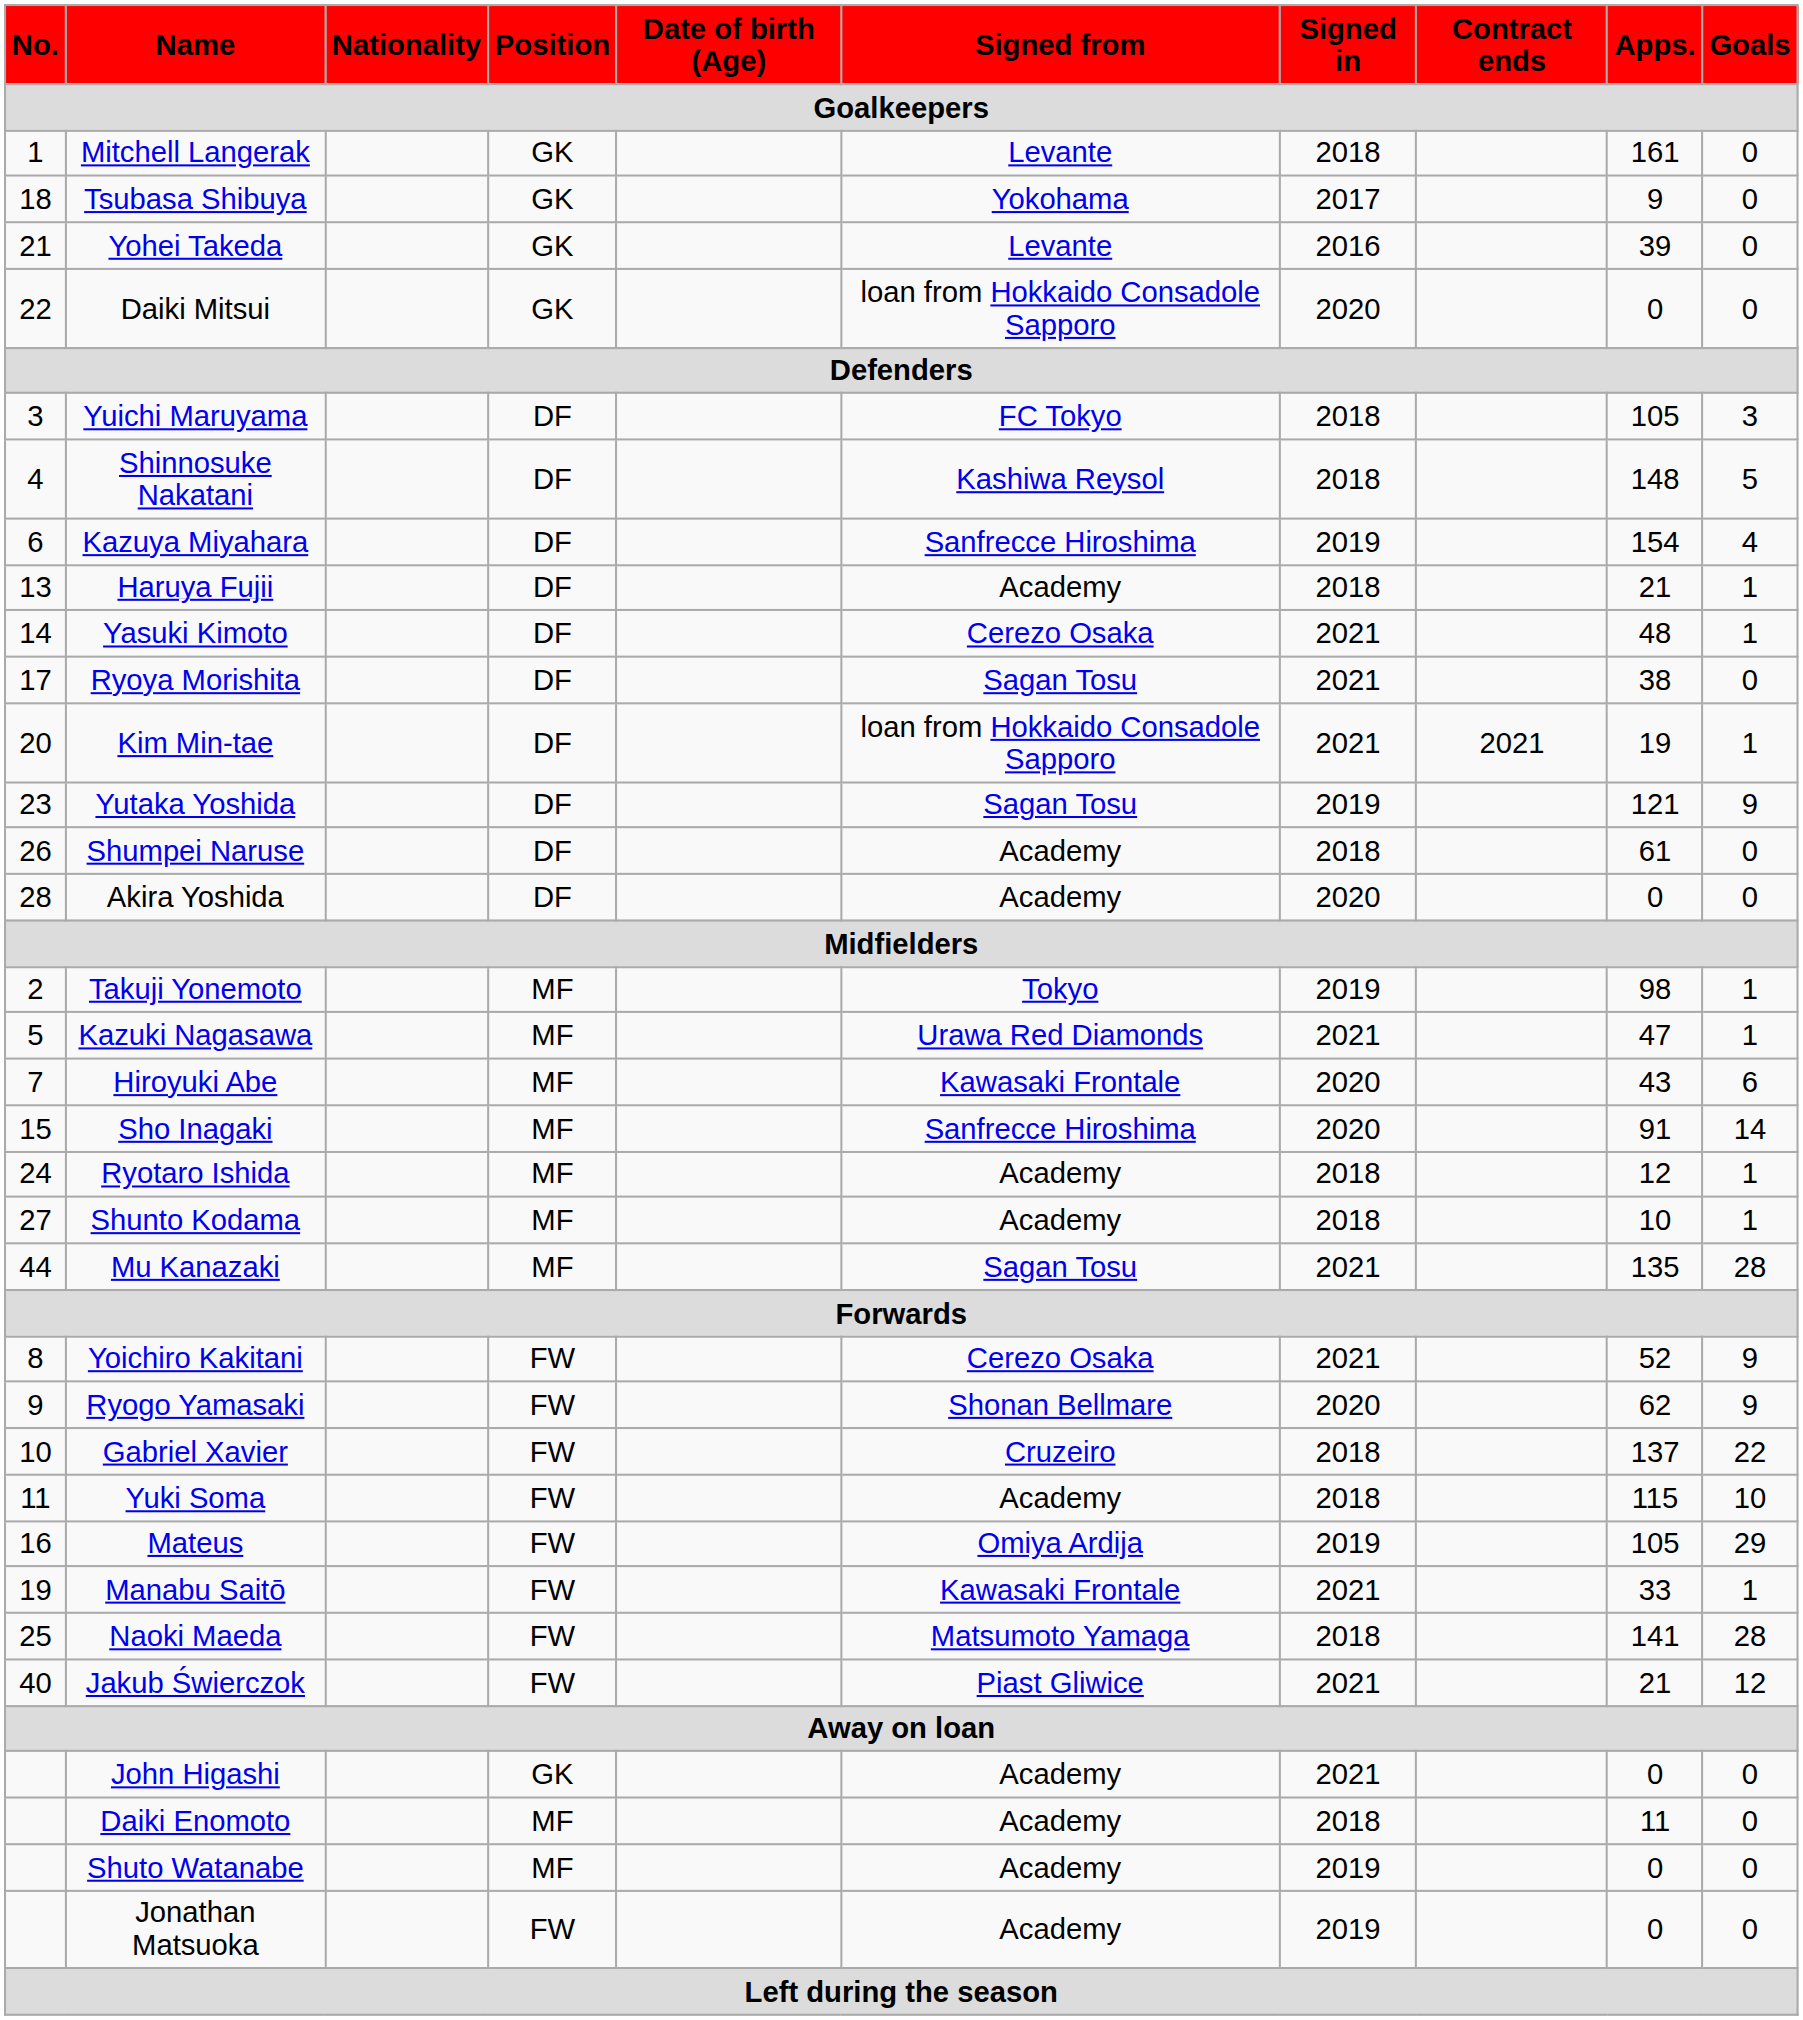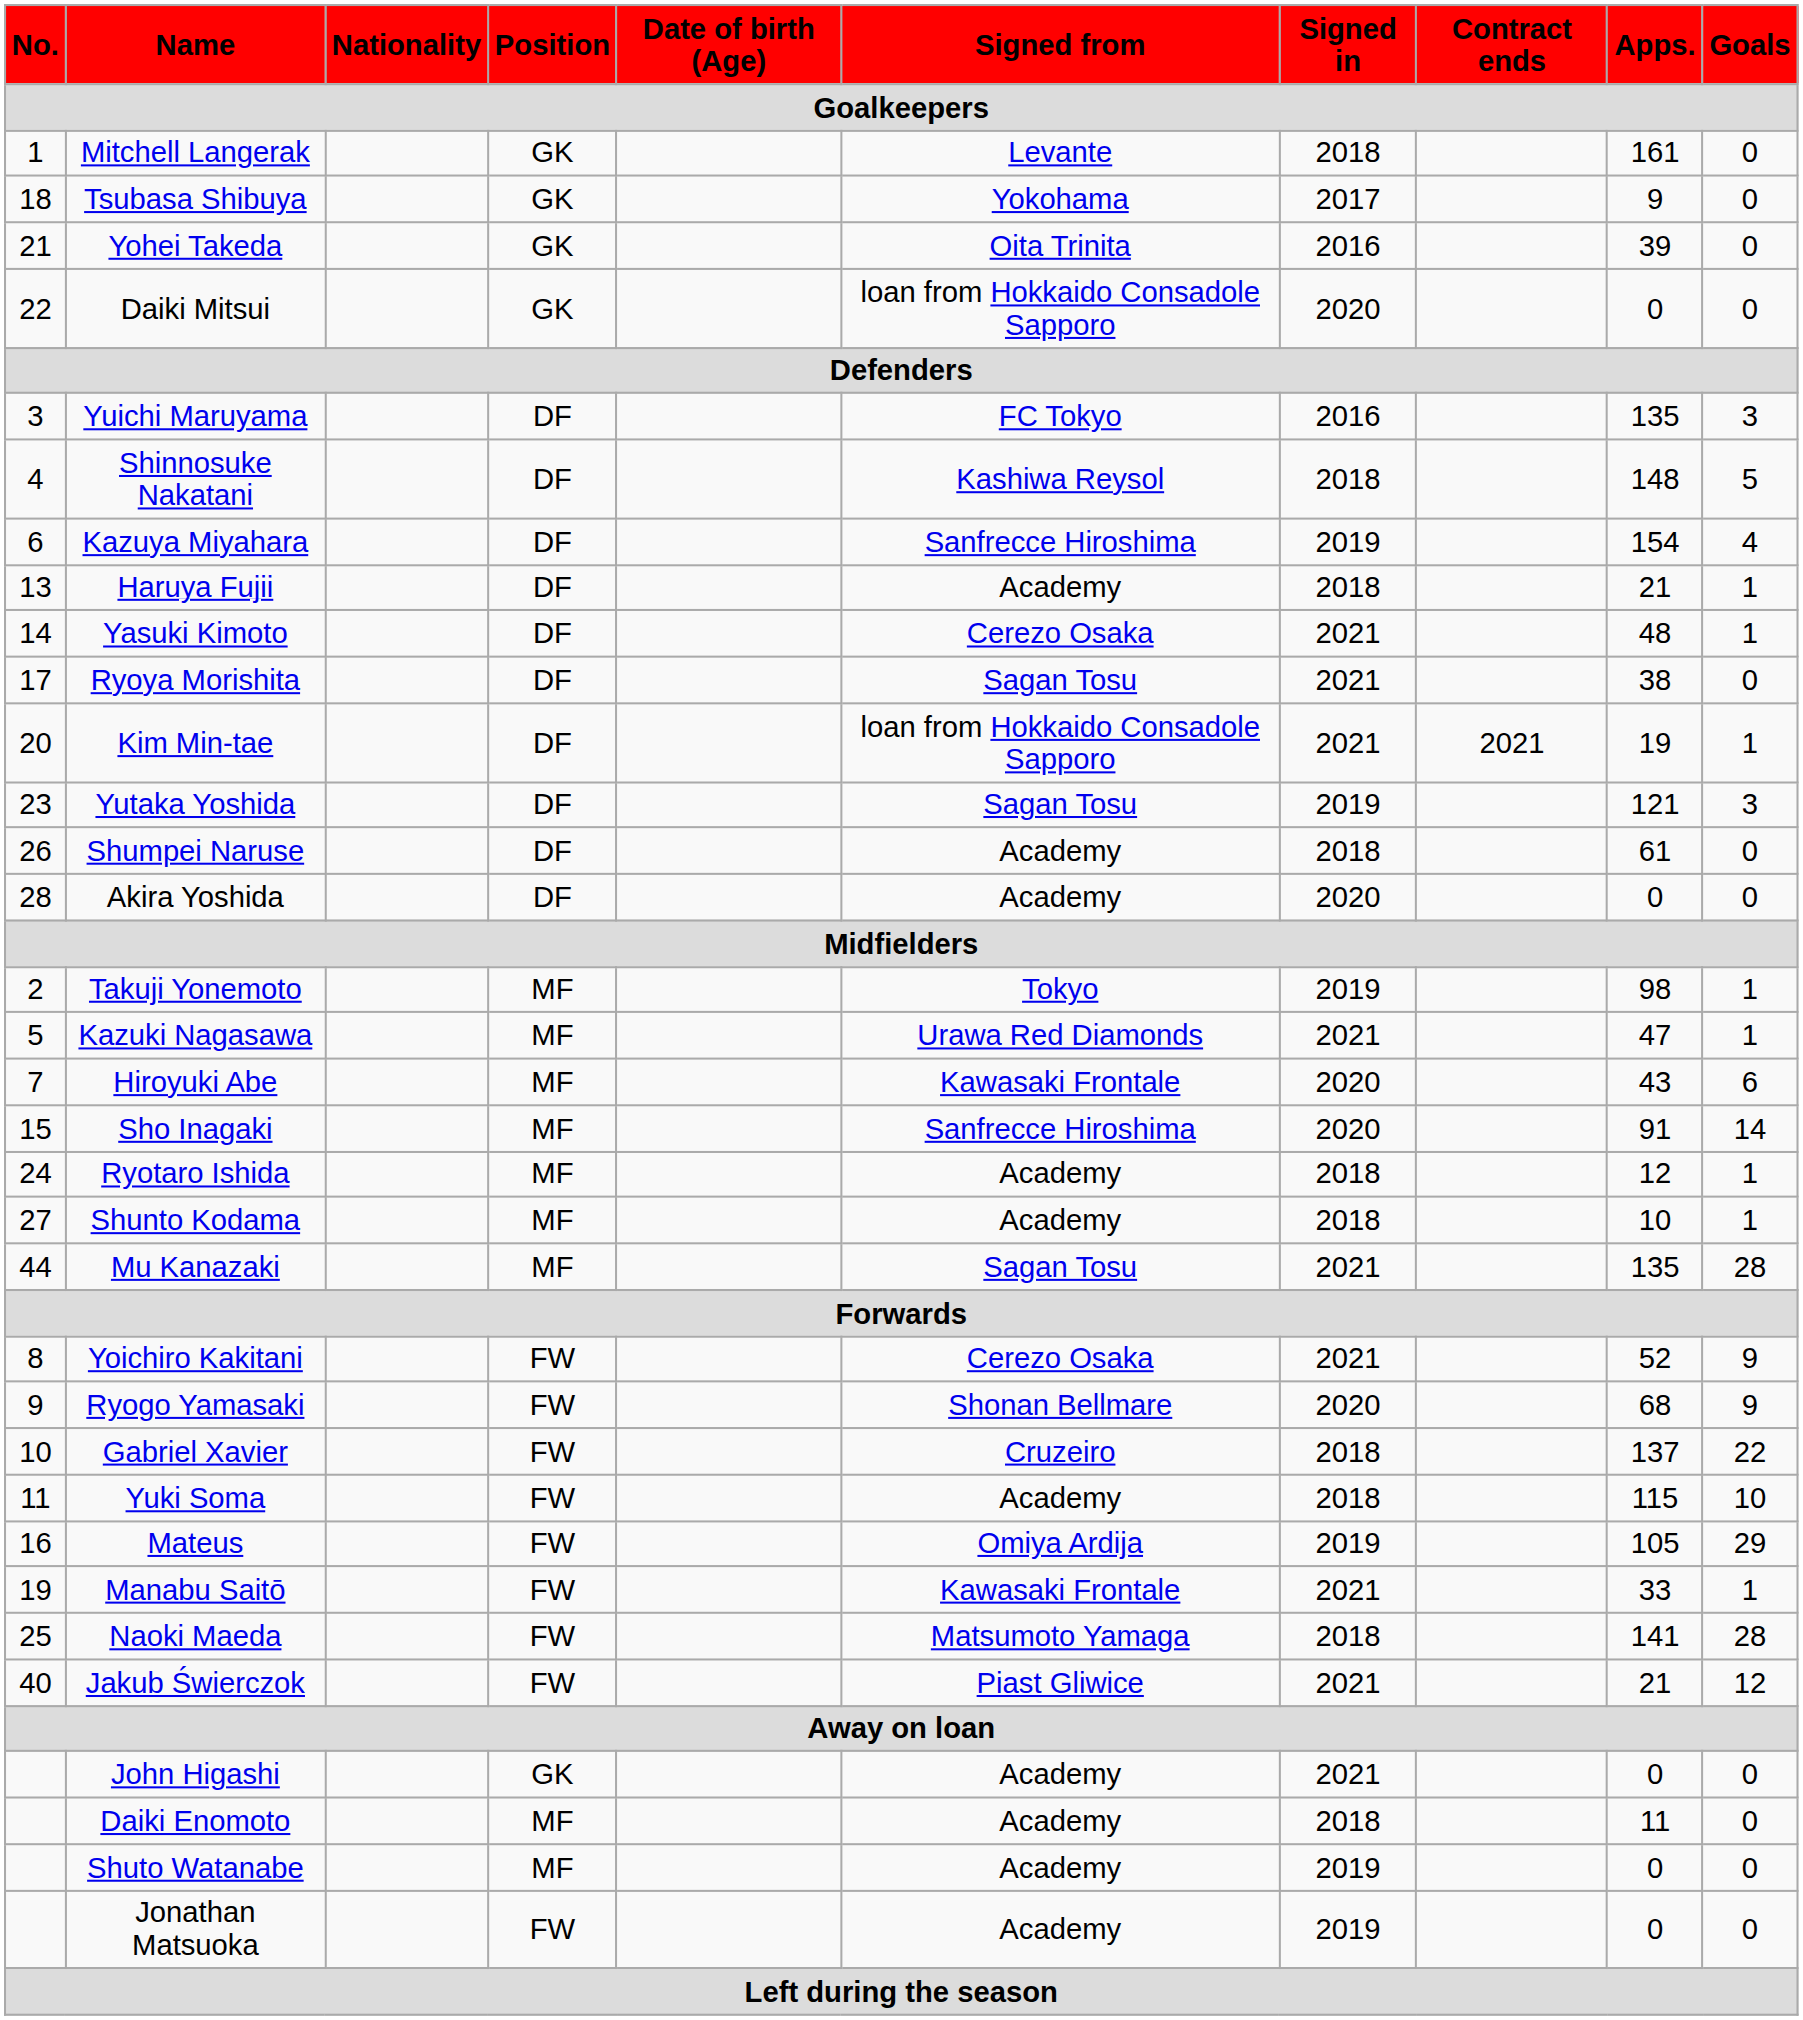(1060, 246) Levante -> (1060, 246) Oita Trinita
(1348, 417) 2018 -> (1348, 417) 2016
(1655, 417) 105 -> (1655, 417) 135
(1750, 805) 9 -> (1750, 805) 3
(1655, 1405) 62 -> (1655, 1405) 68
